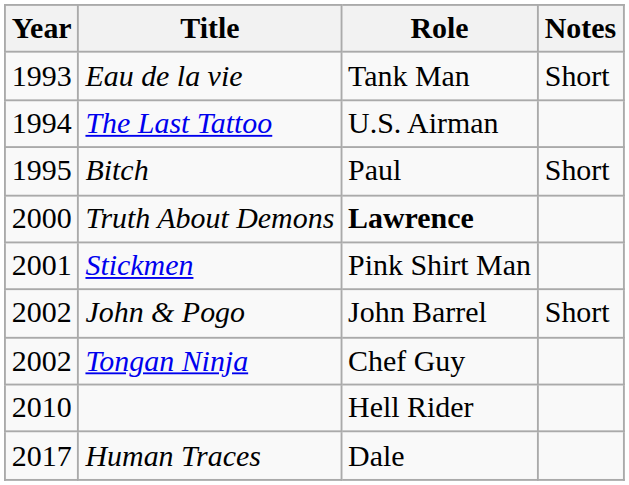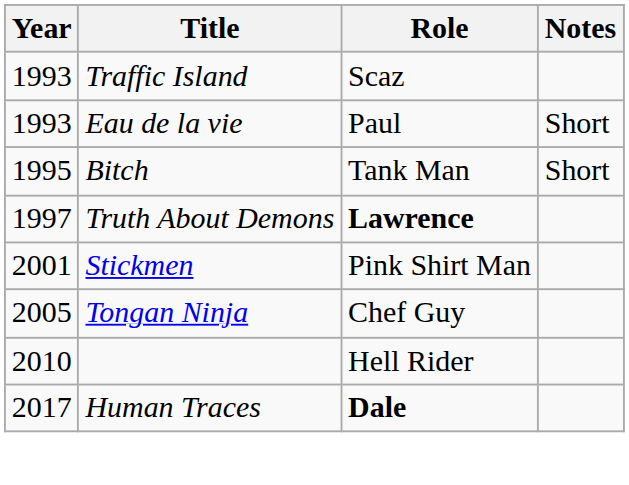+ row: (167, 75)
(409, 75) Tank Man -> (375, 123) Paul
- row: (179, 123)
(375, 170) Paul -> (409, 170) Tank Man
(42, 218) 2000 -> (42, 218) 1997
- row: (165, 312)
(42, 360) 2002 -> (42, 312) 2005
(376, 455) normal -> (377, 407) bold
